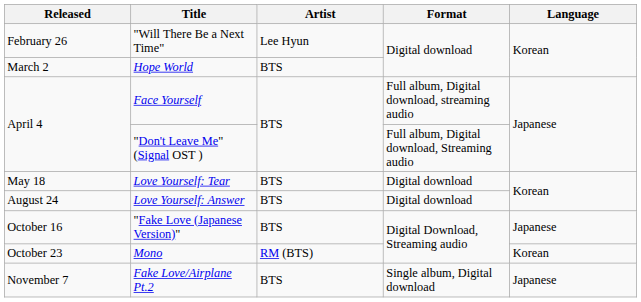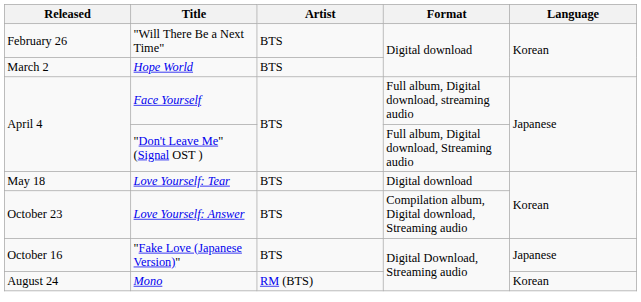(284, 40) Lee Hyun -> (271, 40) BTS
(33, 200) August 24 -> (35, 214) October 23
(429, 200) Digital download -> (436, 214) Compilation album, Digital download, Streaming audio
(35, 253) October 23 -> (33, 281) August 24
- row: (183, 280)
